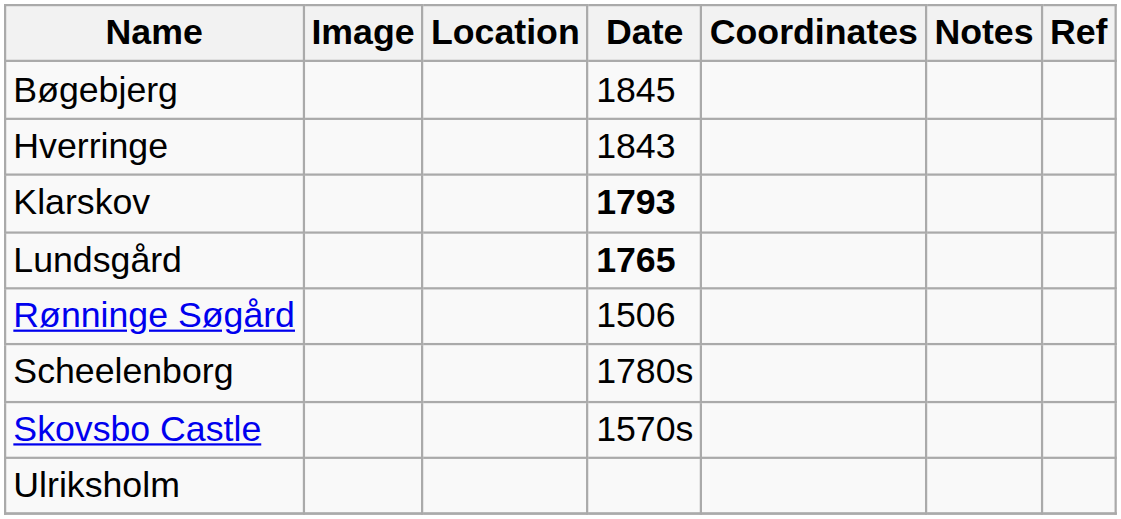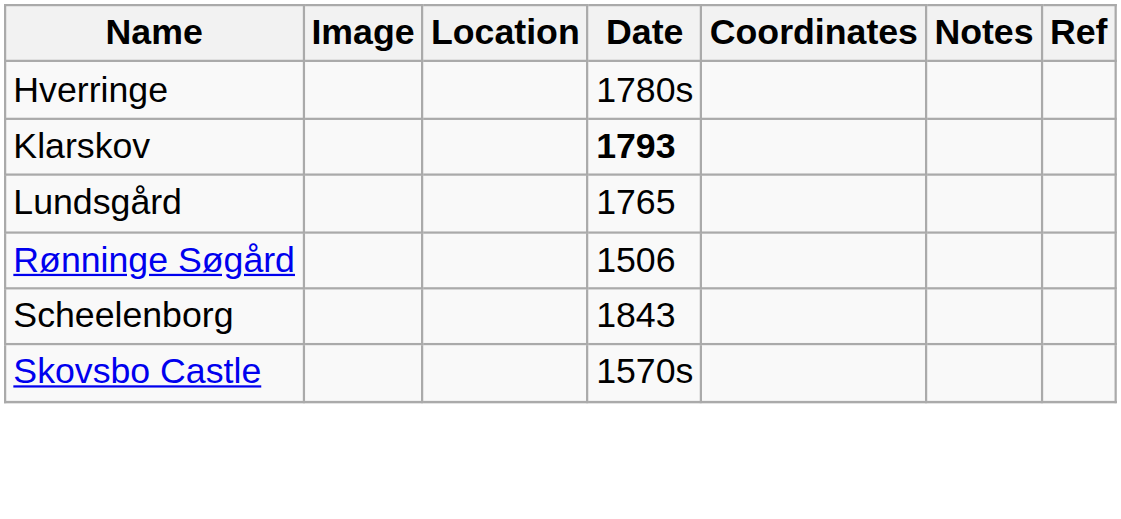- row: (96, 89)
(636, 145) 1843 -> (645, 89) 1780s
(636, 259) bold -> (636, 202) normal
(645, 372) 1780s -> (636, 315) 1843
- row: (97, 485)
